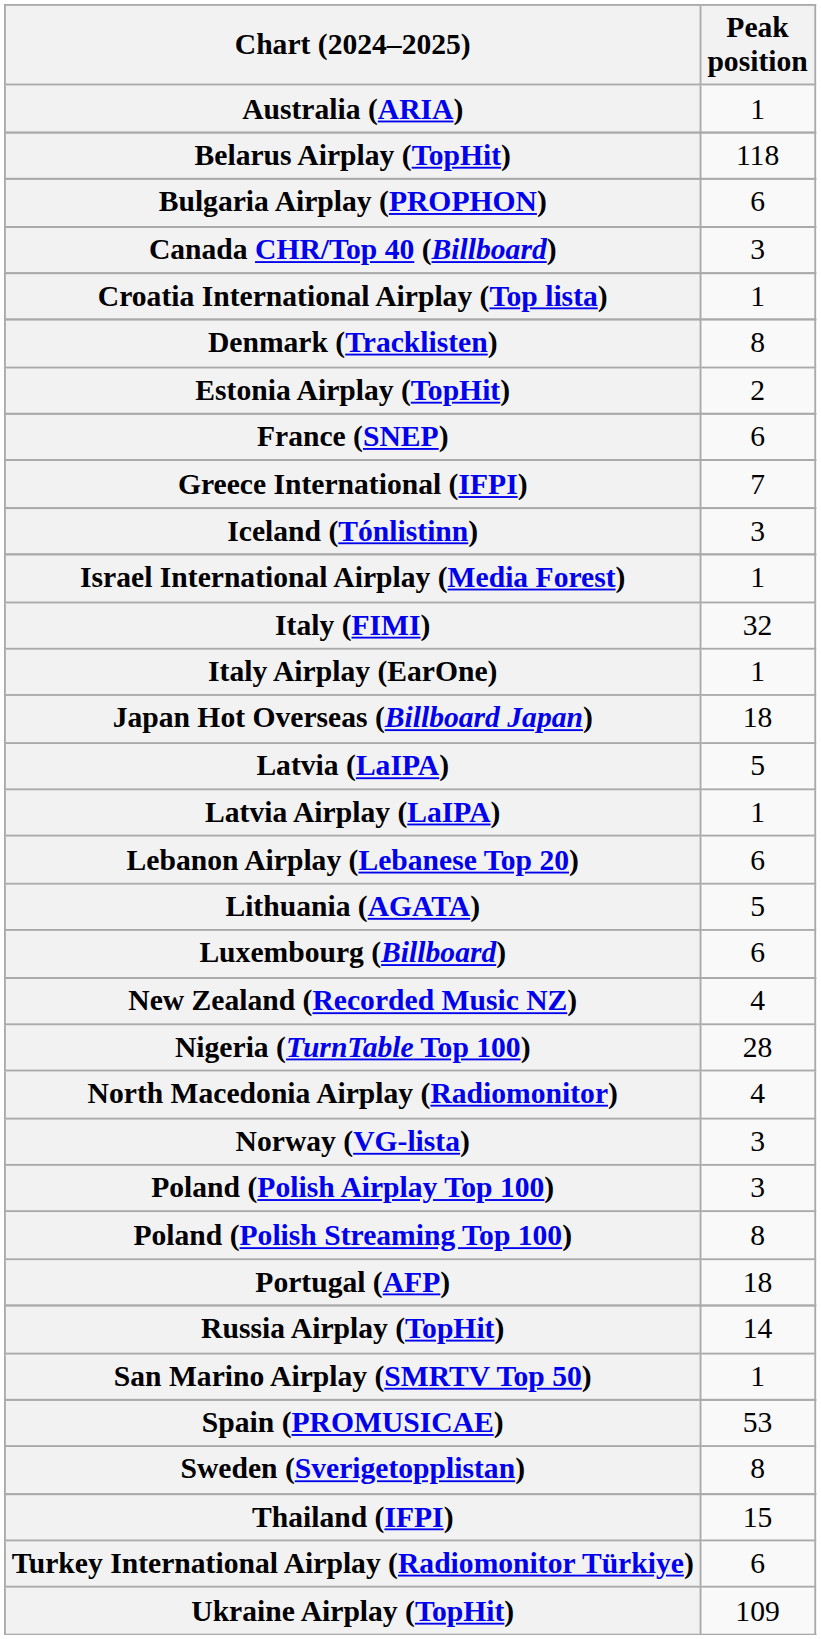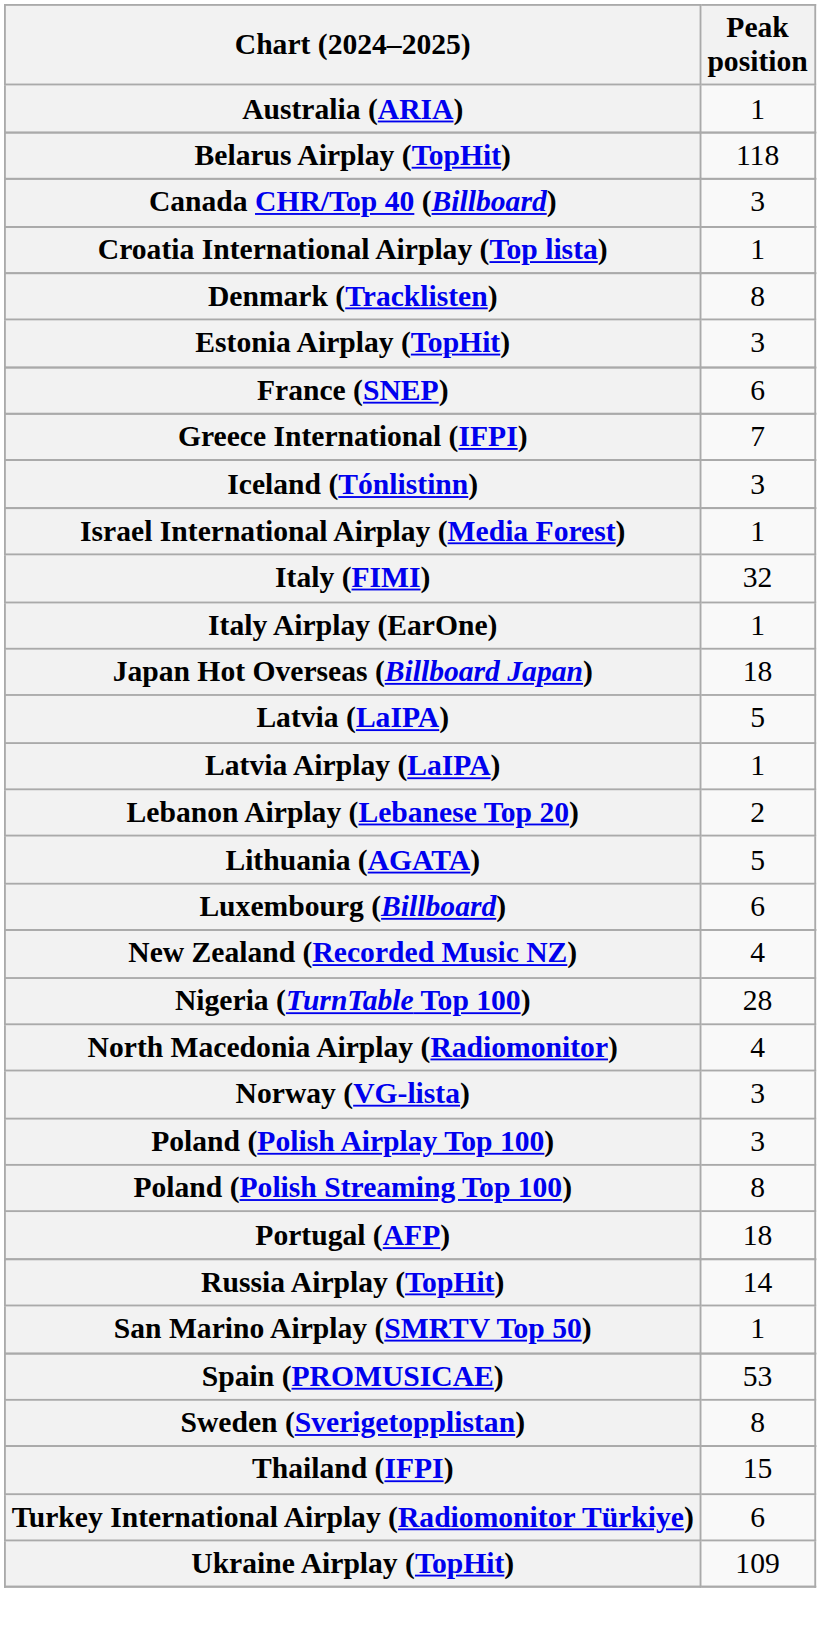- row: (353, 202)
(758, 389) 2 -> (758, 342) 3
(758, 859) 6 -> (758, 812) 2
